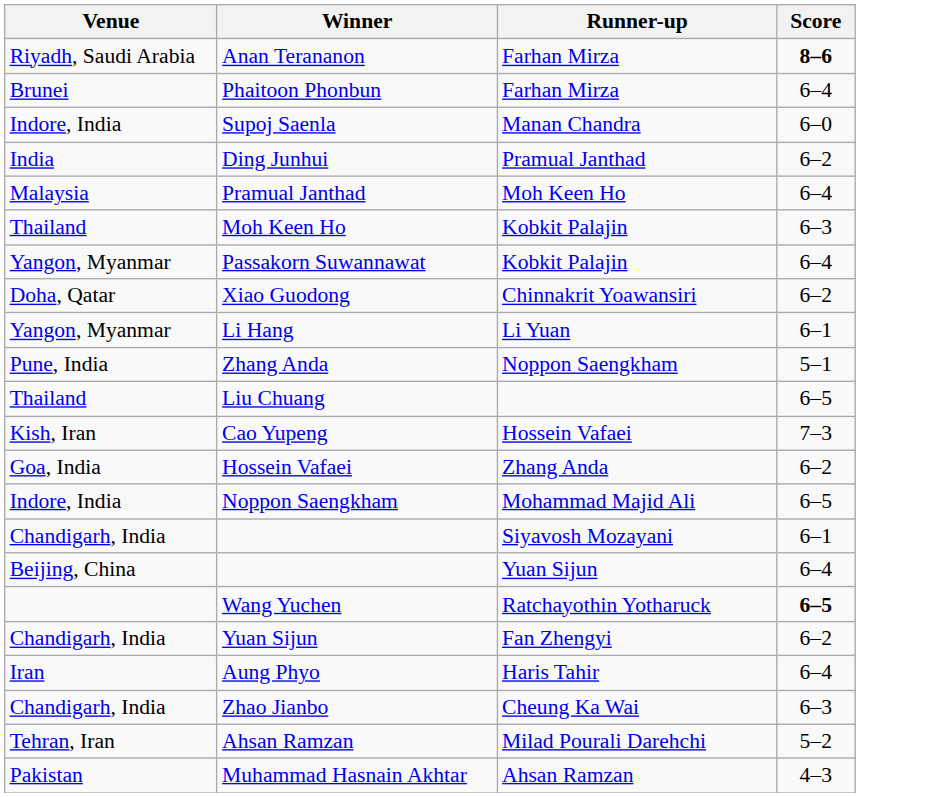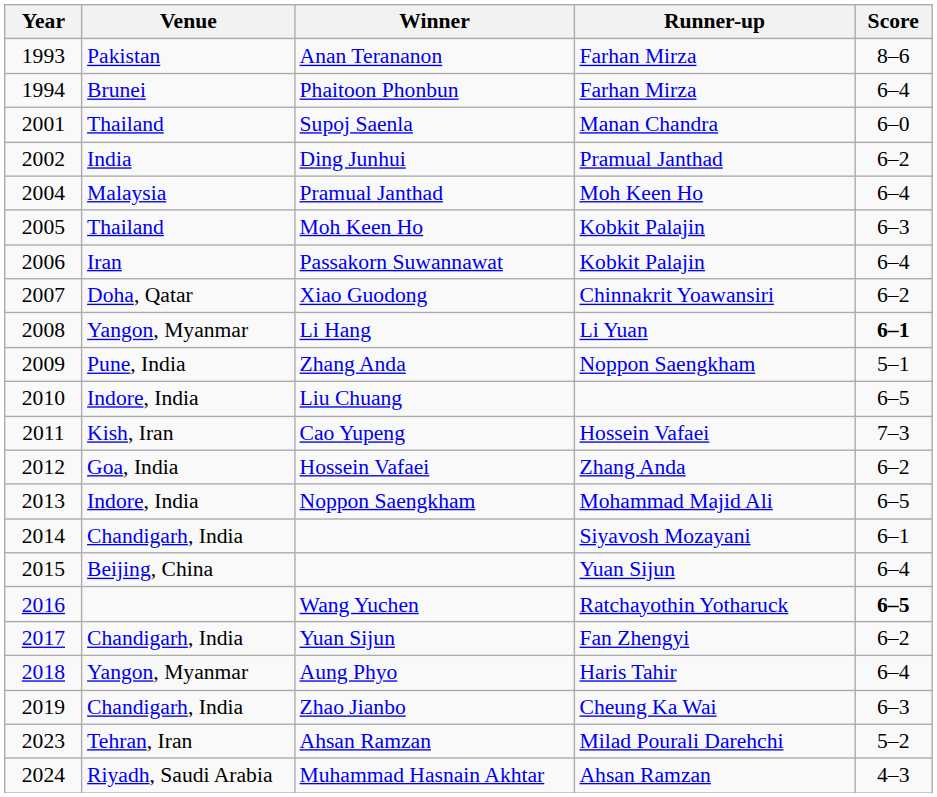+ column: (43, 21)
(102, 55) Riyadh, Saudi Arabia -> (124, 55) Pakistan
(816, 55) bold -> (893, 55) normal
(65, 124) Indore, India -> (126, 124) Thailand
(90, 261) Yangon, Myanmar -> (105, 261) Iran
(816, 329) normal -> (893, 329) bold
(48, 398) Thailand -> (143, 398) Indore, India
(27, 672) Iran -> (168, 672) Yangon, Myanmar
(46, 775) Pakistan -> (180, 775) Riyadh, Saudi Arabia
